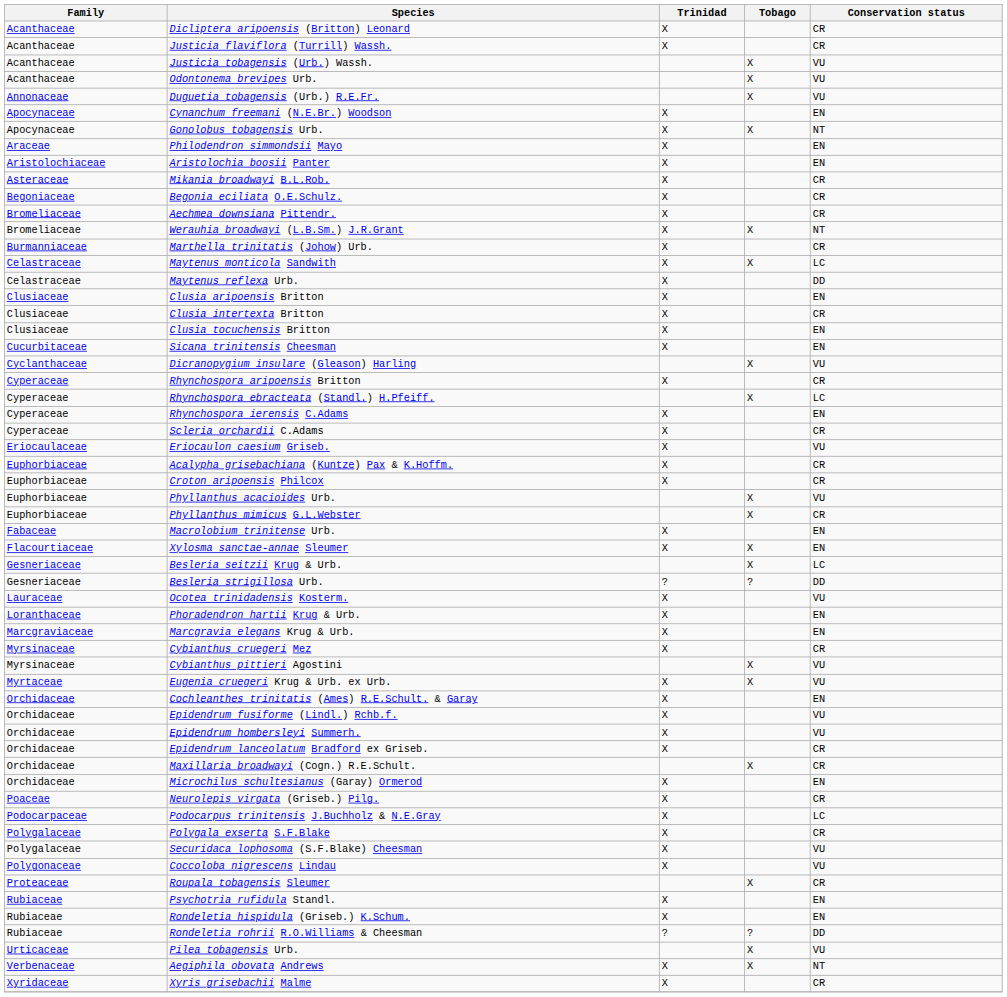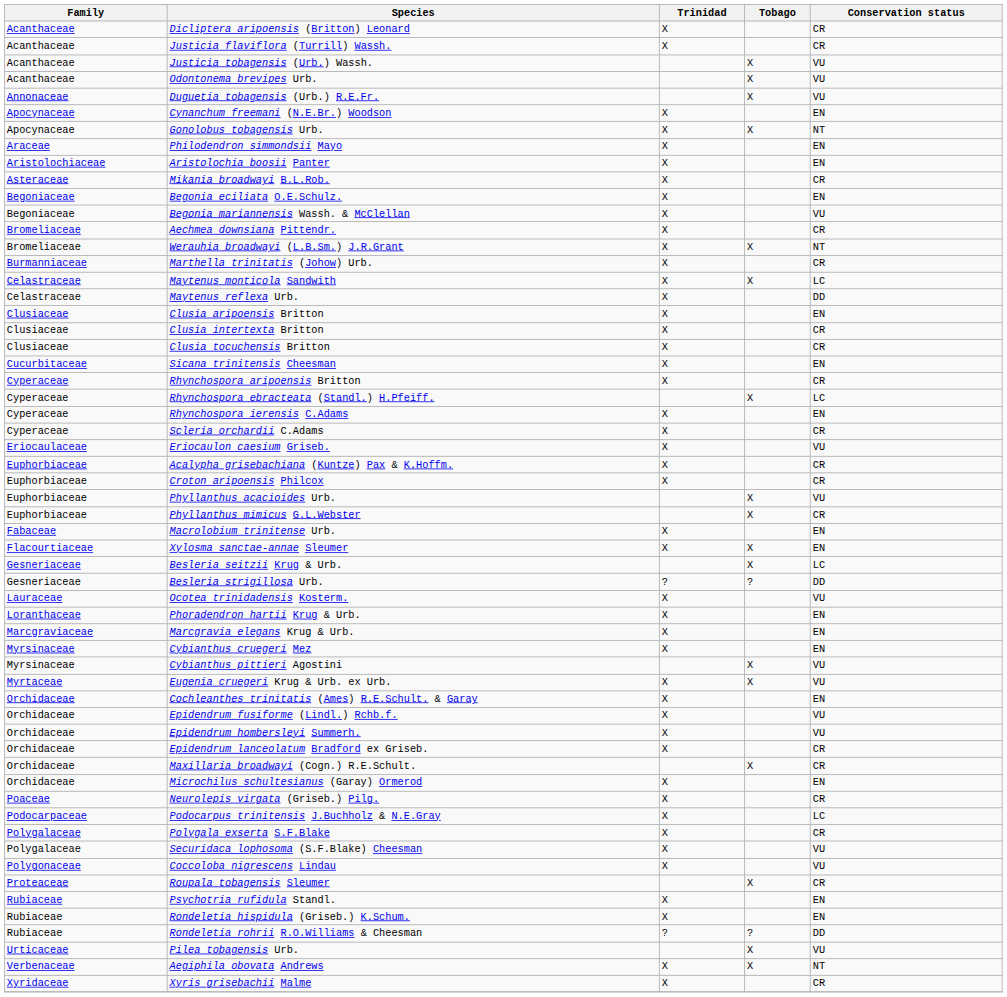(819, 197) CR -> (819, 197) EN
+ row: (290, 214)
(819, 331) EN -> (819, 348) CR
- row: (293, 364)
(819, 649) CR -> (819, 649) EN
